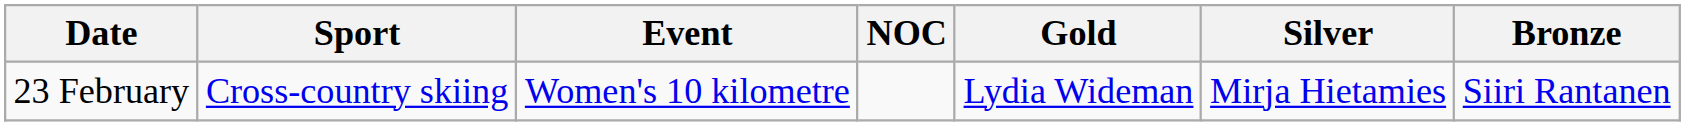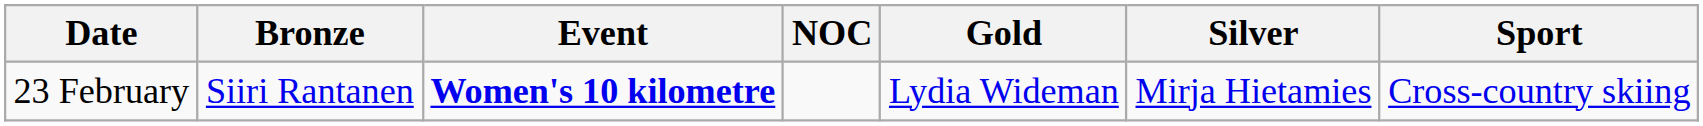columns swapped: (357, 33) <-> (1567, 33)
(687, 90) normal -> (603, 90) bold
